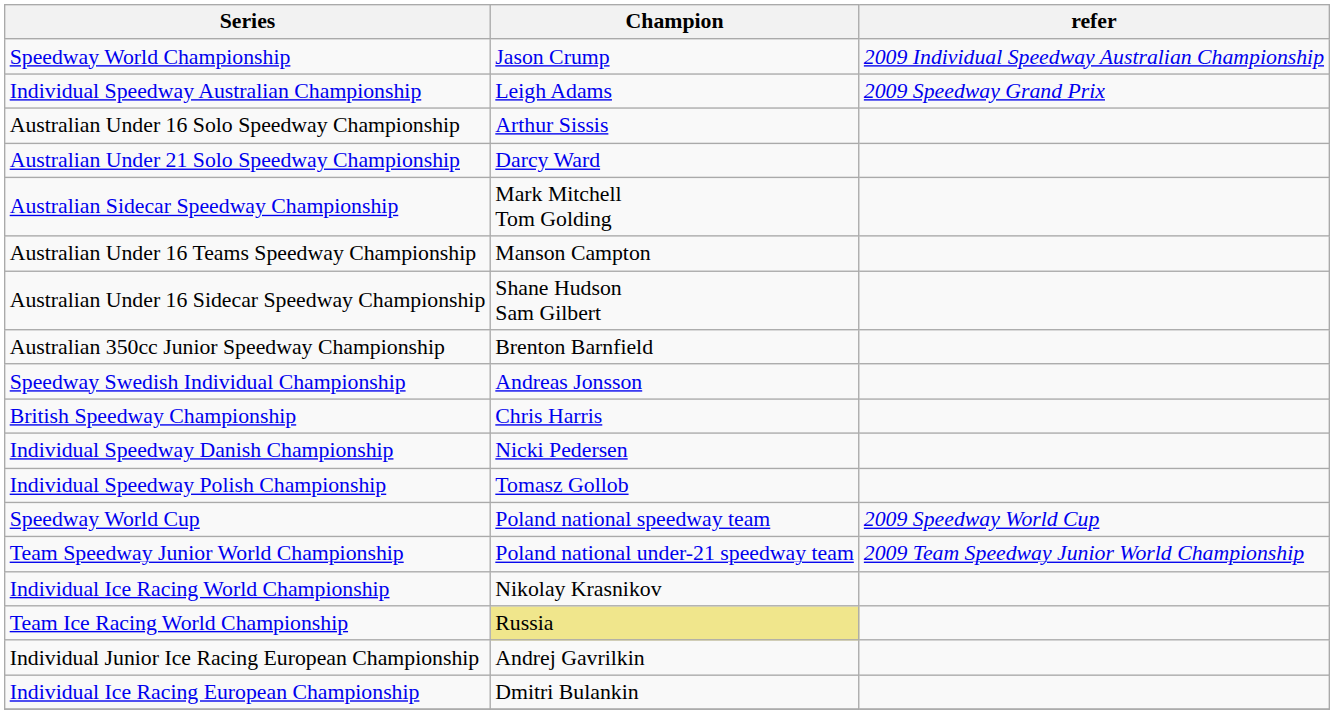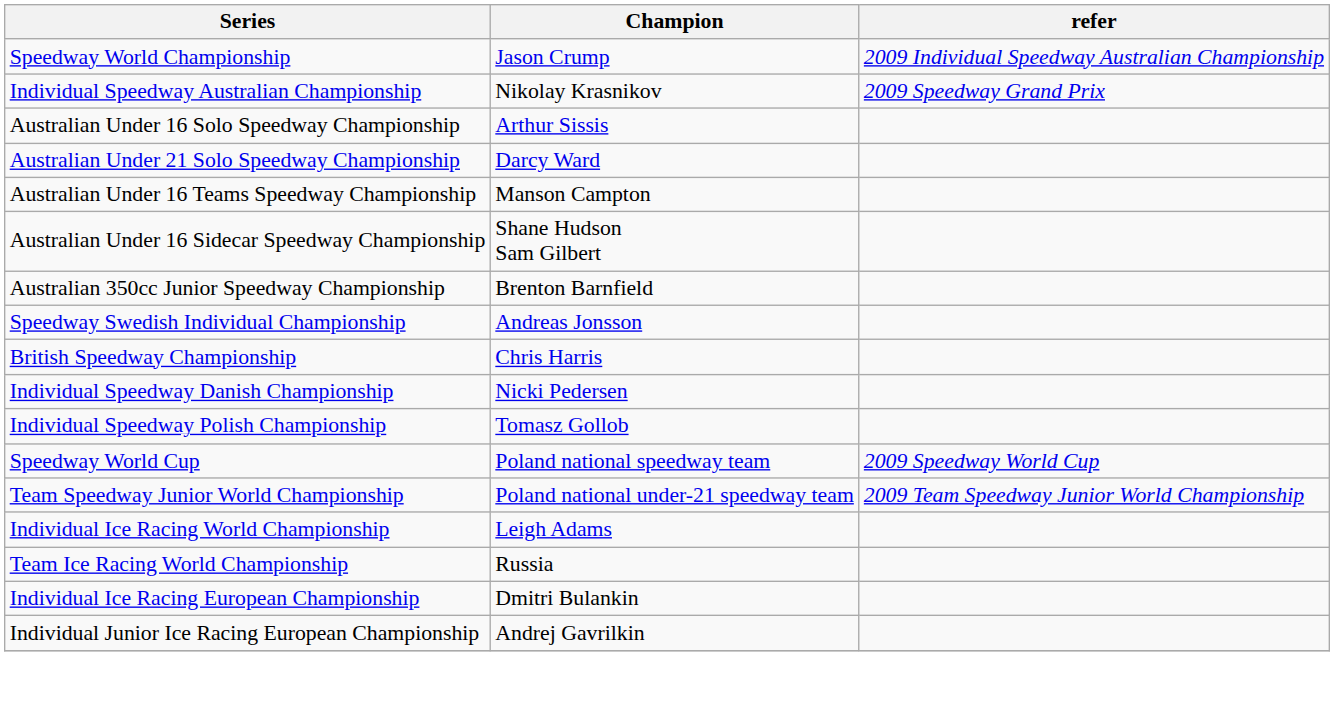(554, 90) Leigh Adams -> (578, 90) Nikolay Krasnikov
- row: (204, 206)
(578, 588) Nikolay Krasnikov -> (554, 529) Leigh Adams
(524, 622) khaki background -> (524, 563) no background
rows swapped: (215, 691) <-> (244, 657)
